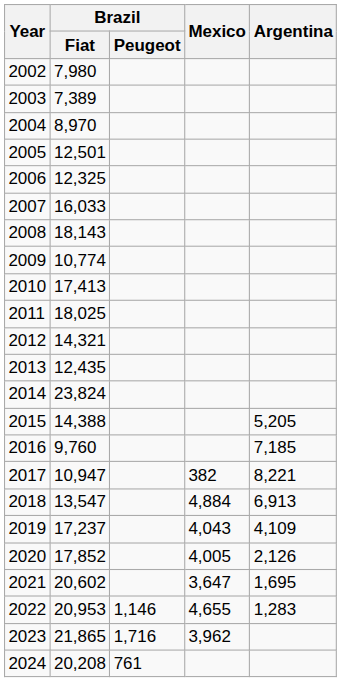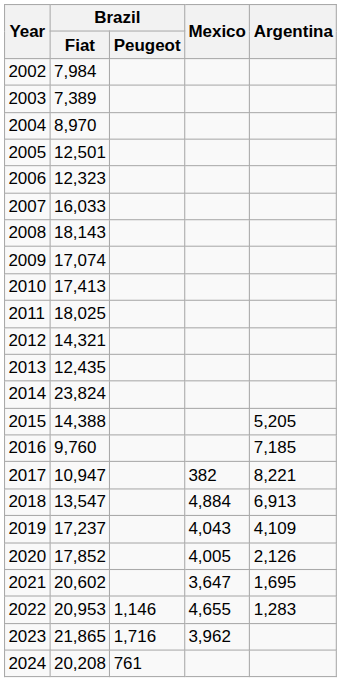(75, 71) 7,980 -> (75, 71) 7,984
(80, 179) 12,325 -> (80, 179) 12,323
(80, 260) 10,774 -> (80, 260) 17,074
